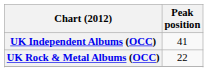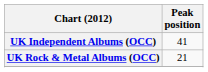(182, 58) 22 -> (182, 58) 21
